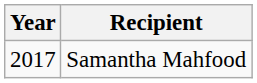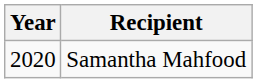(33, 58) 2017 -> (33, 58) 2020
